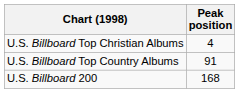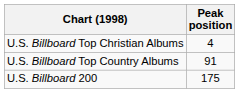(210, 79) 168 -> (210, 79) 175
